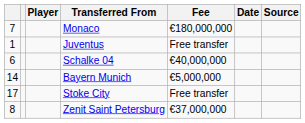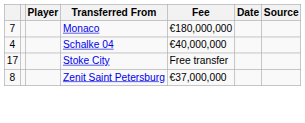- row: (83, 45)
(12, 61) 6 -> (12, 45) 4
- row: (97, 77)
